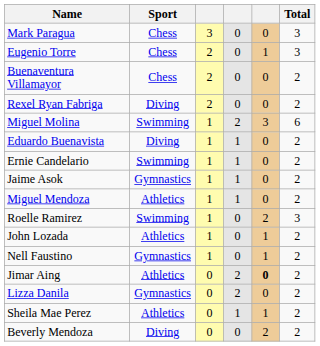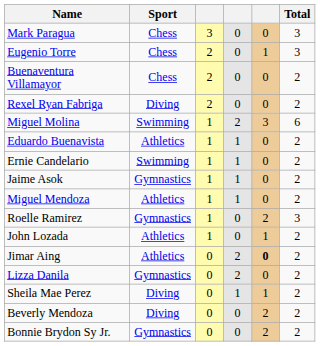(163, 141) Diving -> (163, 141) Athletics
(163, 217) Swimming -> (163, 217) Gymnastics
- row: (40, 255)
(163, 312) Athletics -> (163, 293) Diving
+ row: (59, 332)
